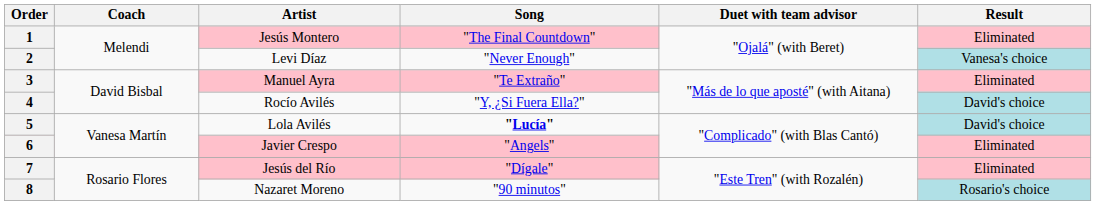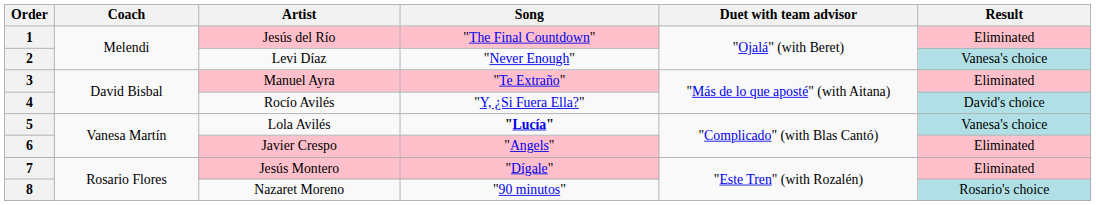(299, 37) Jesús Montero -> (299, 37) Jesús del Río
(1004, 124) David's choice -> (1004, 124) Vanesa's choice
(299, 168) Jesús del Río -> (299, 168) Jesús Montero
